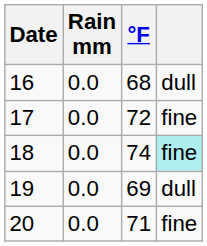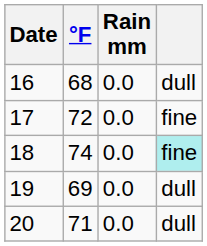columns swapped: (92, 34) <-> (139, 34)
(179, 223) fine -> (179, 223) dull
